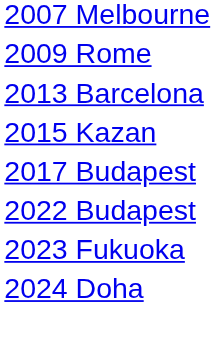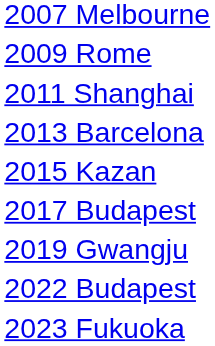+ row: (99, 93)
+ row: (96, 249)
- row: (74, 289)
